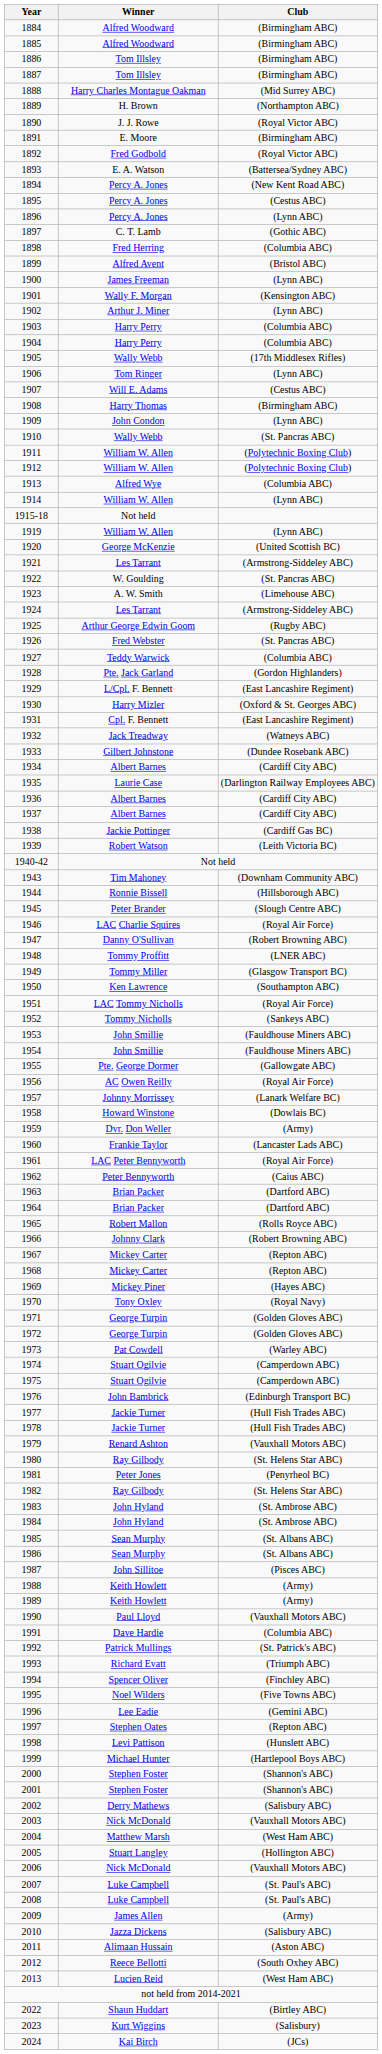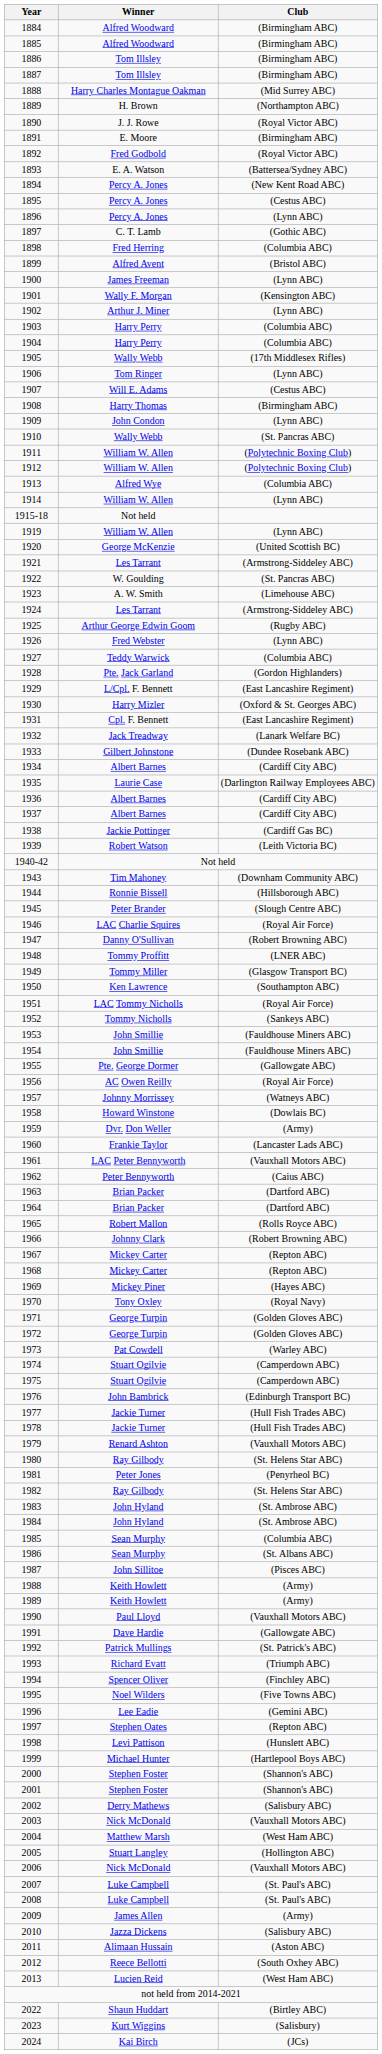(298, 641) (St. Pancras ABC) -> (298, 641) (Lynn ABC)
(298, 736) (Watneys ABC) -> (298, 736) (Lanark Welfare BC)
(298, 1097) (Lanark Welfare BC) -> (298, 1097) (Watneys ABC)
(298, 1160) (Royal Air Force) -> (298, 1160) (Vauxhall Motors ABC)
(298, 1538) (St. Albans ABC) -> (298, 1538) (Columbia ABC)
(298, 1632) (Columbia ABC) -> (298, 1632) (Gallowgate ABC)
